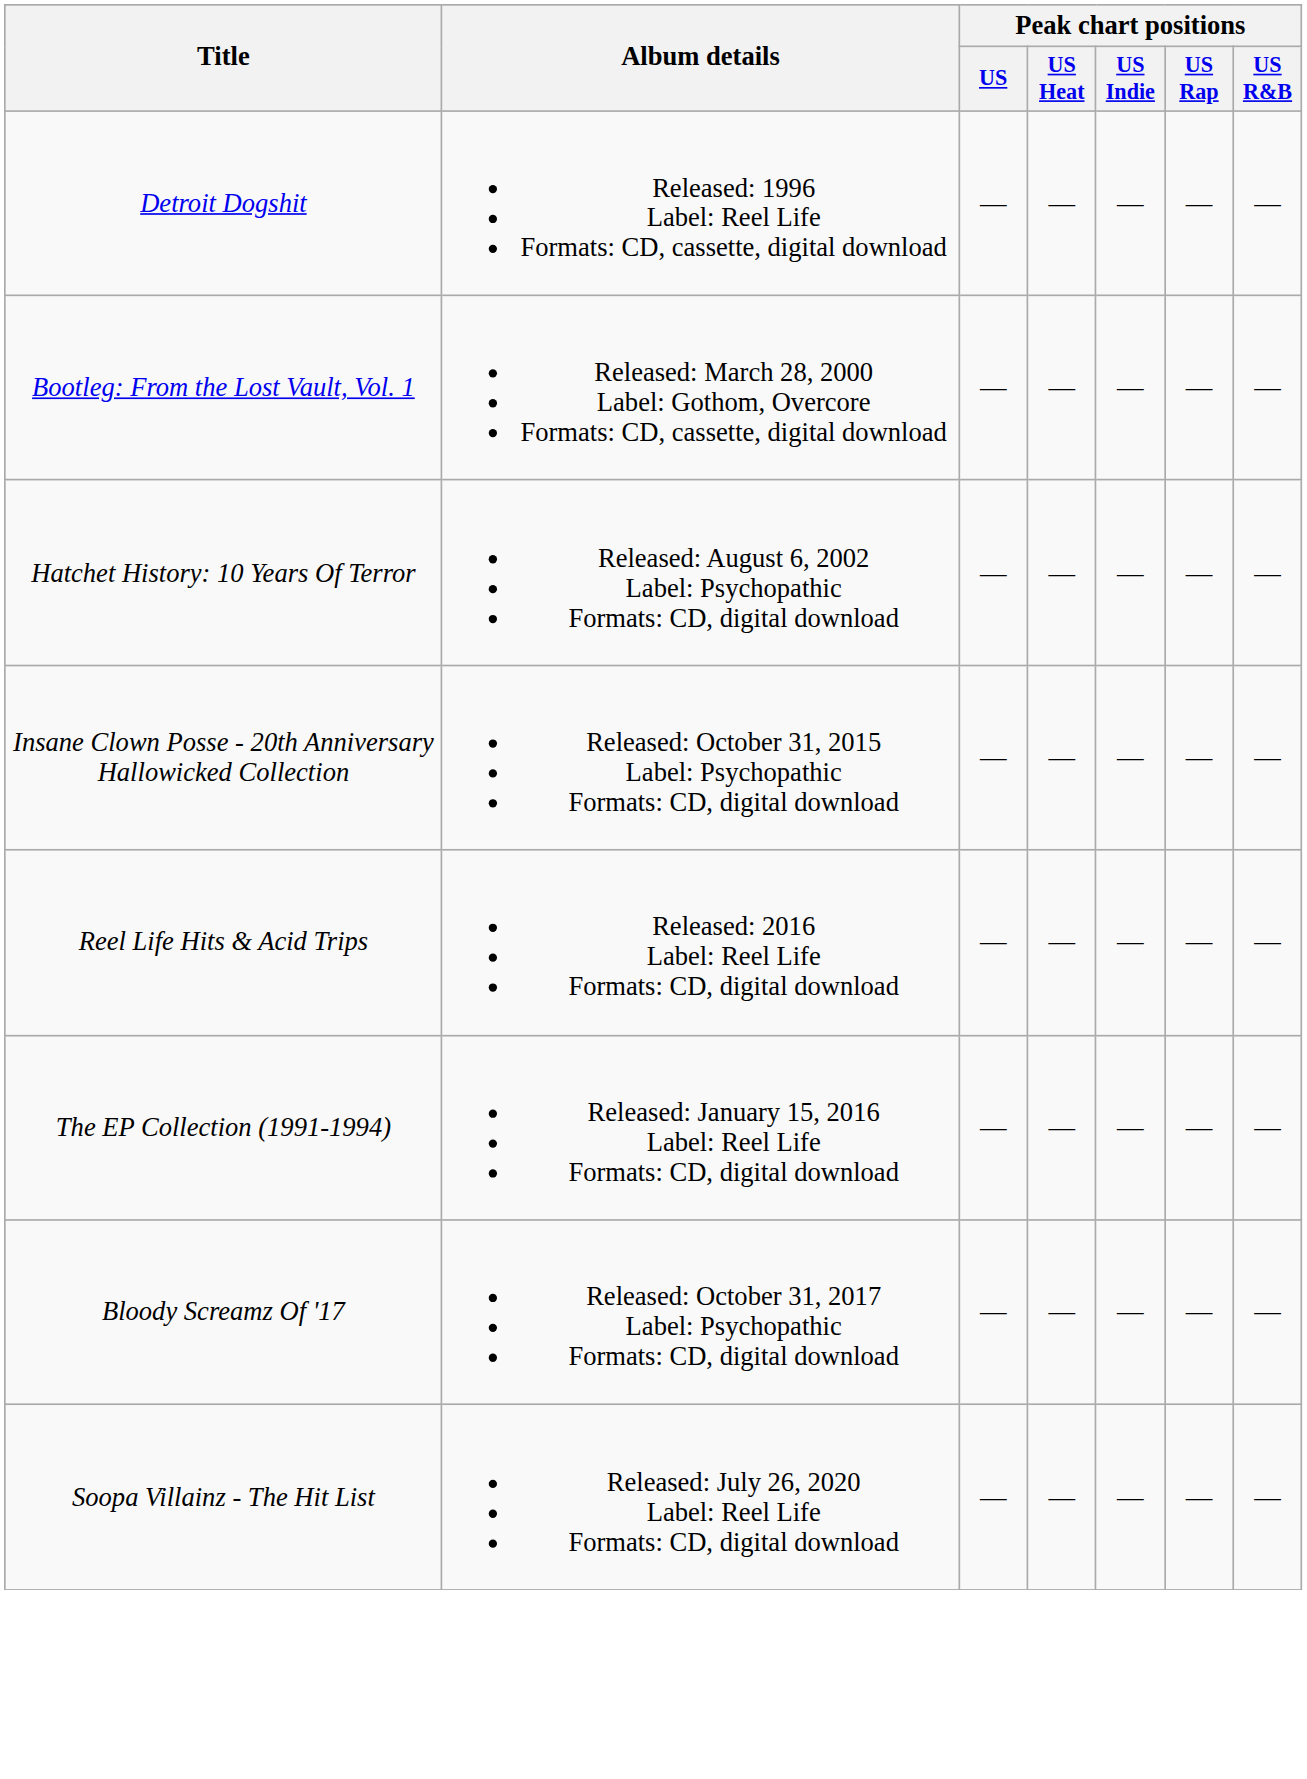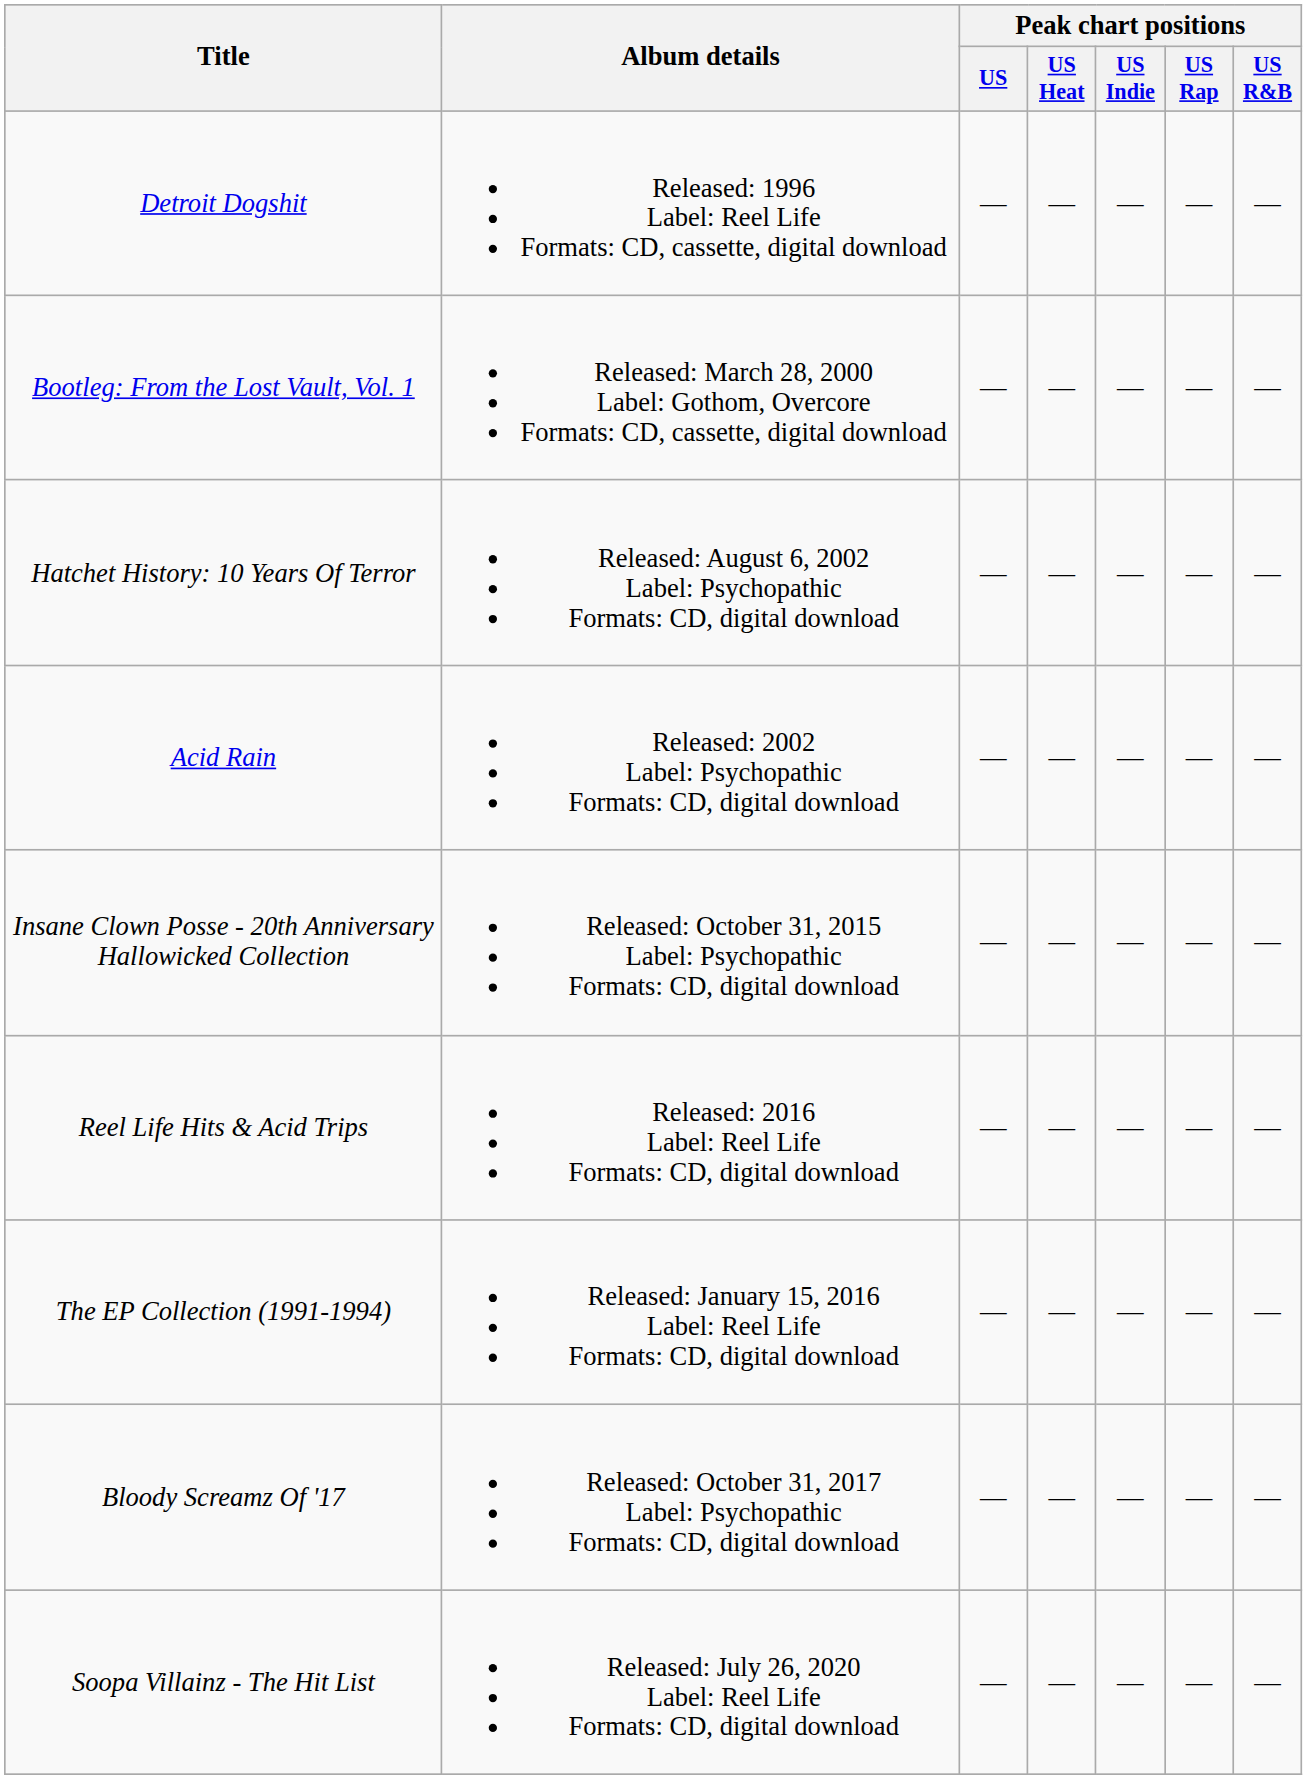+ row: (223, 757)
